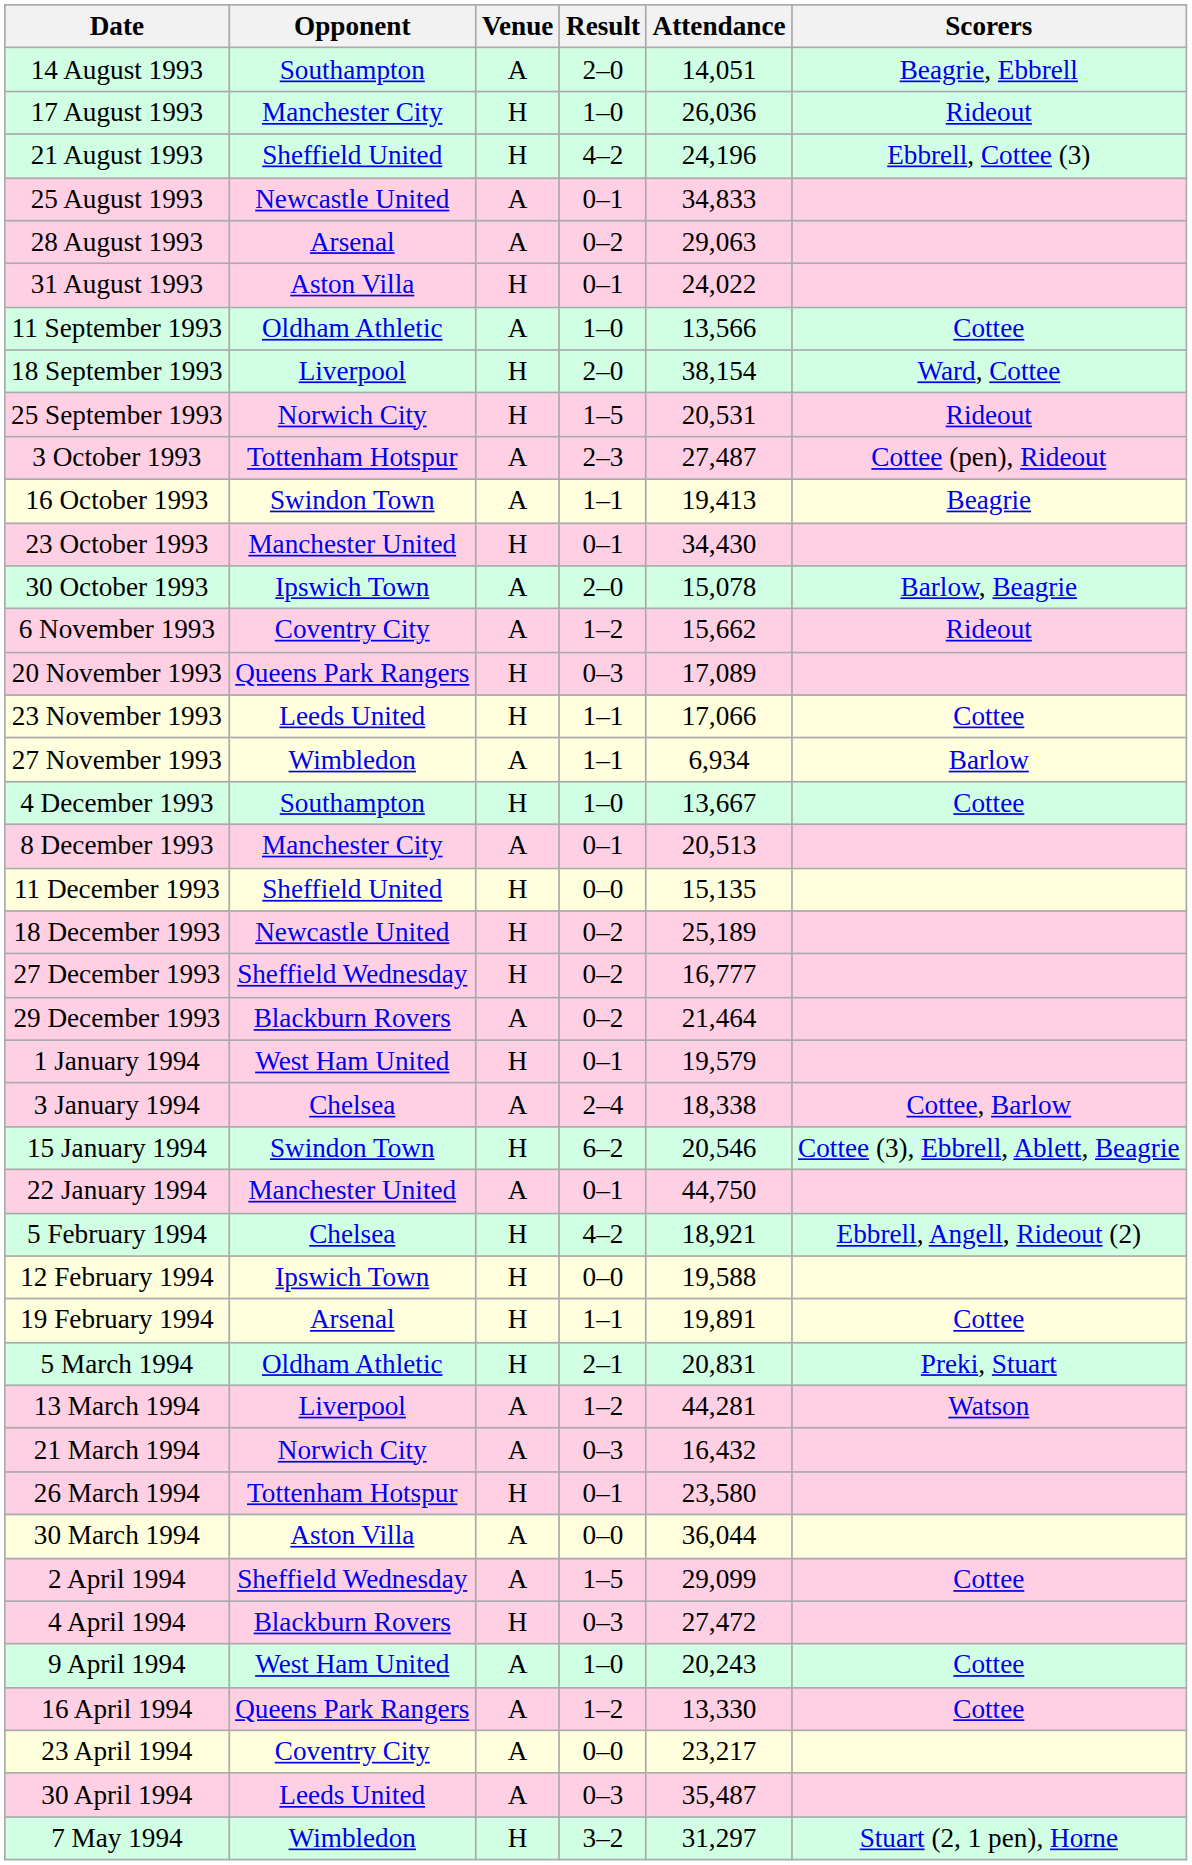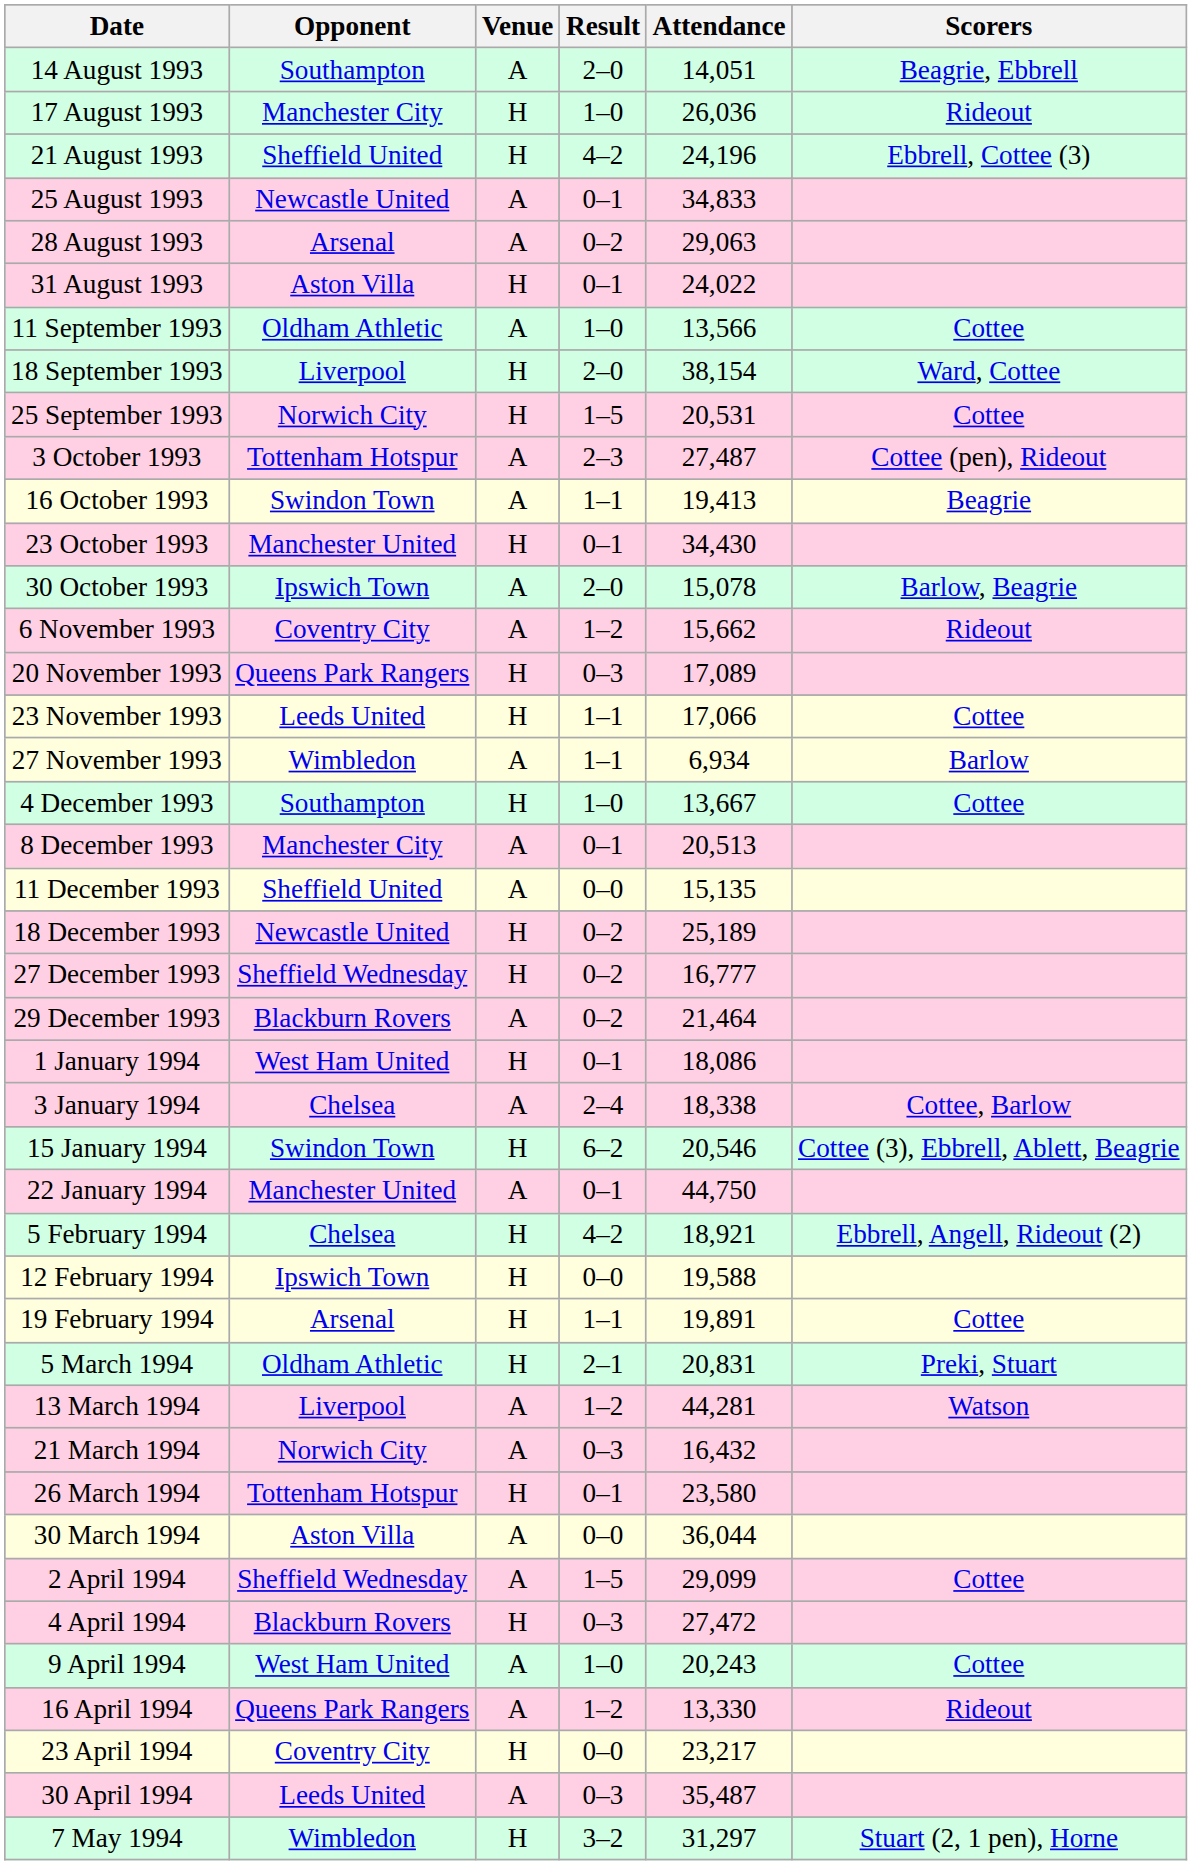(989, 414) Rideout -> (989, 414) Cottee
(518, 888) H -> (518, 888) A
(719, 1061) 19,579 -> (719, 1061) 18,086
(989, 1708) Cottee -> (989, 1708) Rideout
(518, 1751) A -> (518, 1751) H
